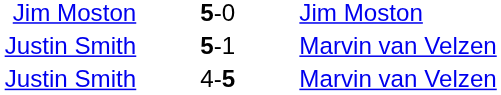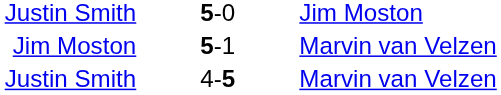(75, 12) Jim Moston -> (70, 12) Justin Smith
(70, 46) Justin Smith -> (75, 46) Jim Moston
